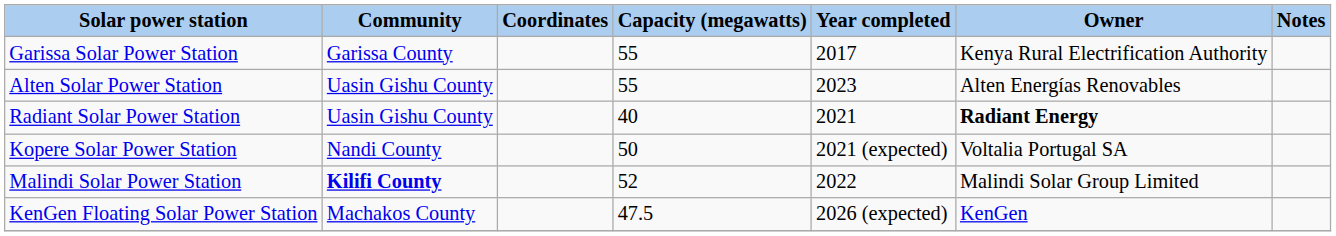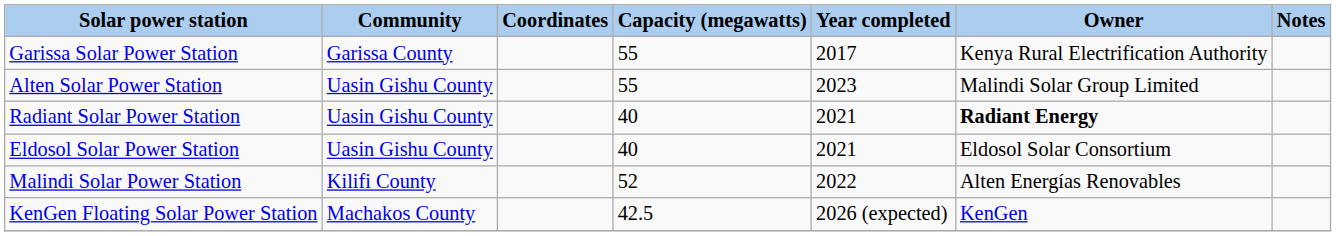(1070, 85) Alten Energías Renovables -> (1079, 85) Malindi Solar Group Limited
+ row: (124, 149)
- row: (123, 149)
(384, 181) bold -> (381, 181) normal
(1079, 181) Malindi Solar Group Limited -> (1070, 181) Alten Energías Renovables
(635, 213) 47.5 -> (635, 213) 42.5
